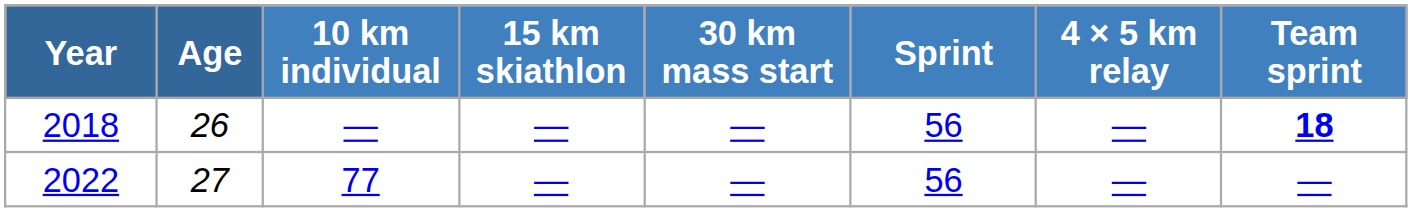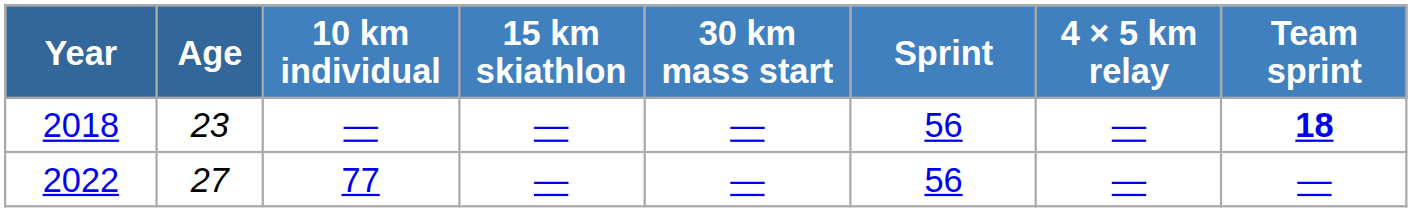(210, 125) 26 -> (210, 125) 23
